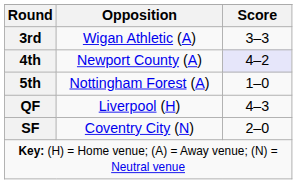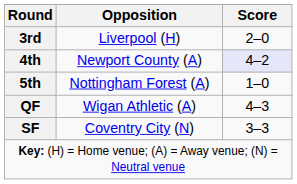(139, 38) Wigan Athletic (A) -> (139, 38) Liverpool (H)
(257, 38) 3–3 -> (257, 38) 2–0
(139, 106) Liverpool (H) -> (139, 106) Wigan Athletic (A)
(257, 128) 2–0 -> (257, 128) 3–3
